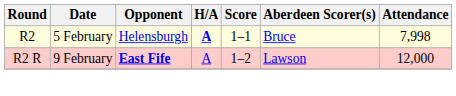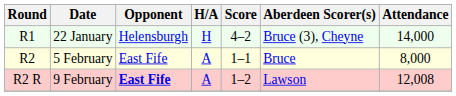+ row: (83, 36)
(153, 36) Helensburgh -> (143, 58) East Fife
(206, 36) bold -> (206, 58) normal
(415, 36) 7,998 -> (415, 58) 8,000
(415, 58) 12,000 -> (415, 79) 12,008
